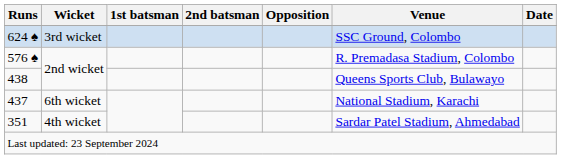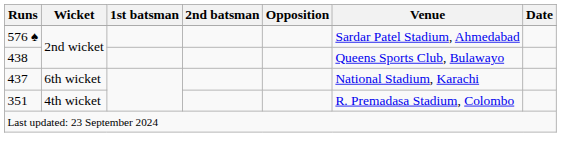- row: (23, 36)
(425, 57) R. Premadasa Stadium, Colombo -> (428, 36) Sardar Patel Stadium, Ahmedabad
(428, 121) Sardar Patel Stadium, Ahmedabad -> (425, 100) R. Premadasa Stadium, Colombo
